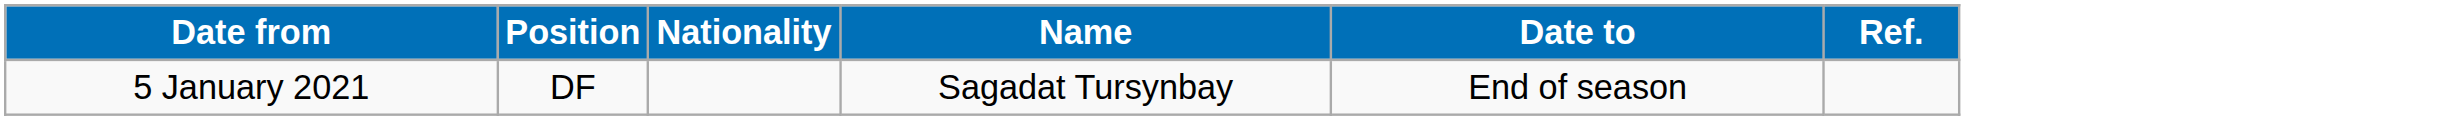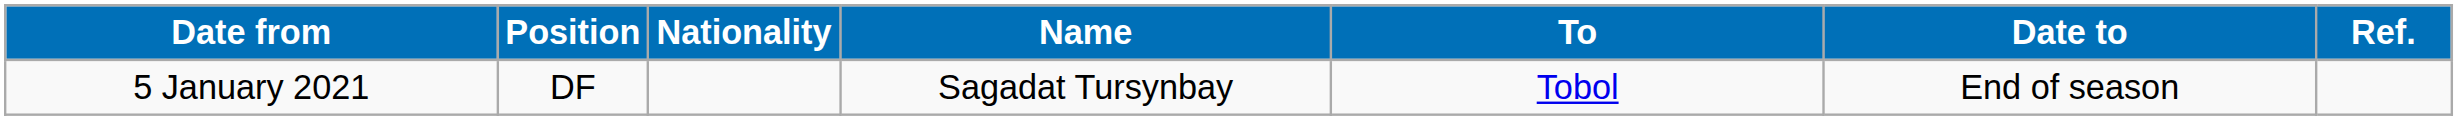+ column: (1578, 33)
